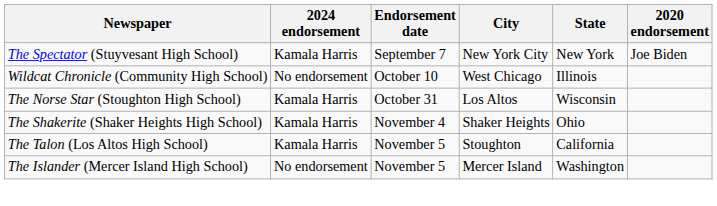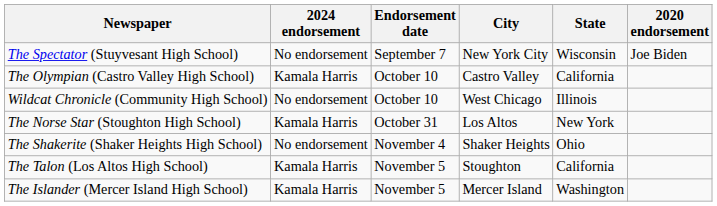(316, 54) Kamala Harris -> (321, 54) No endorsement
(585, 54) New York -> (586, 54) Wisconsin
+ row: (131, 76)
(586, 99) Wisconsin -> (585, 122) New York
(316, 122) Kamala Harris -> (321, 144) No endorsement
(321, 167) No endorsement -> (316, 189) Kamala Harris
